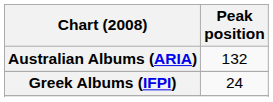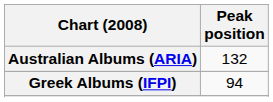(235, 83) 24 -> (235, 83) 94
